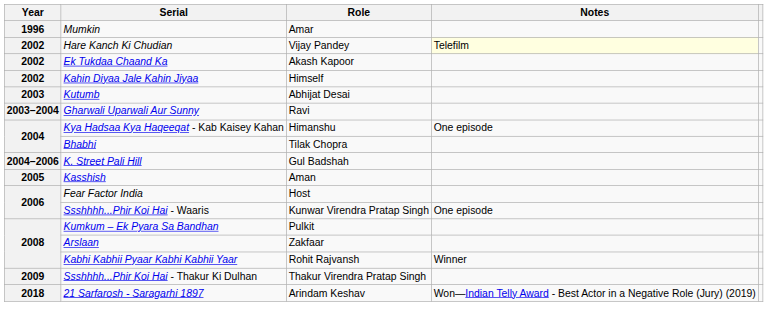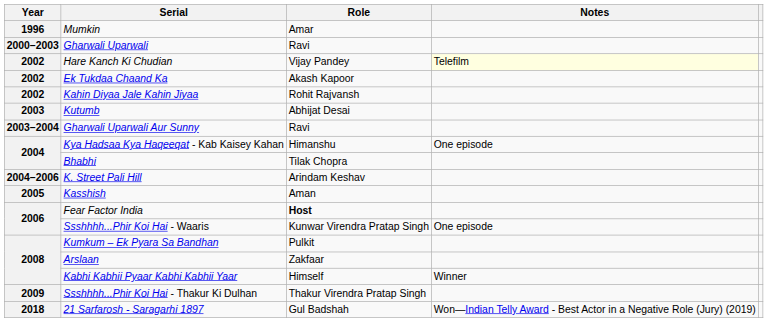+ row: (106, 45)
(306, 78) Himself -> (324, 95) Rohit Rajvansh
(319, 161) Gul Badshah -> (327, 177) Arindam Keshav
(299, 194) normal -> (300, 210) bold
(324, 260) Rohit Rajvansh -> (306, 276) Himself
(327, 293) Arindam Keshav -> (319, 309) Gul Badshah
